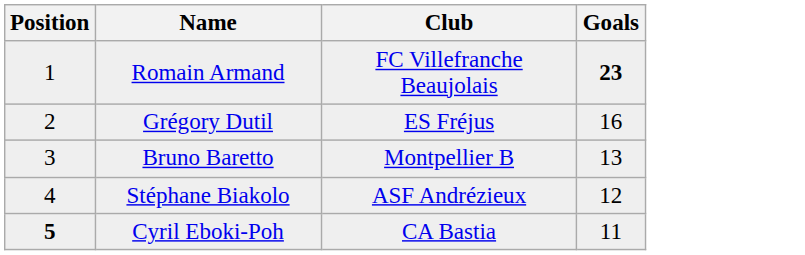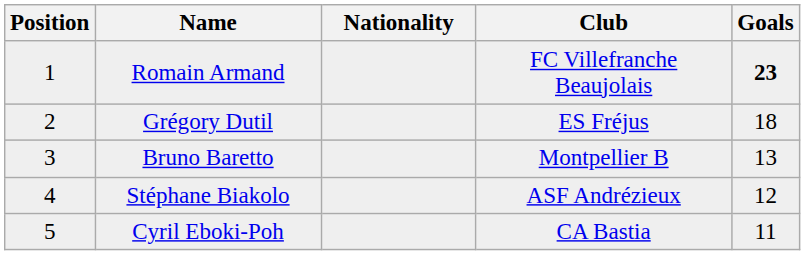+ column: (399, 22)
(611, 121) 16 -> (765, 121) 18
(50, 231) bold -> (50, 231) normal
